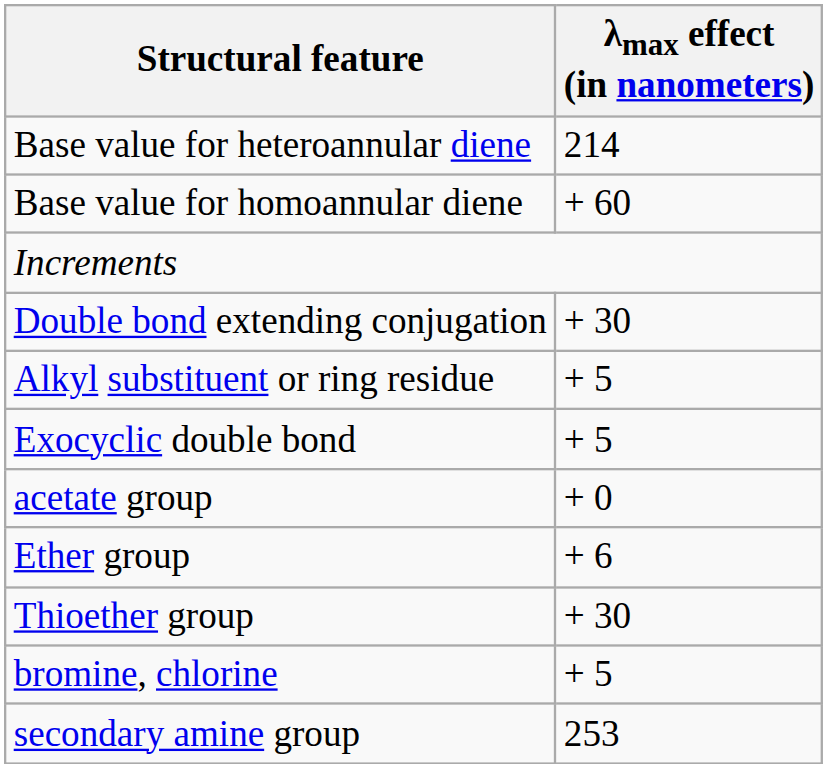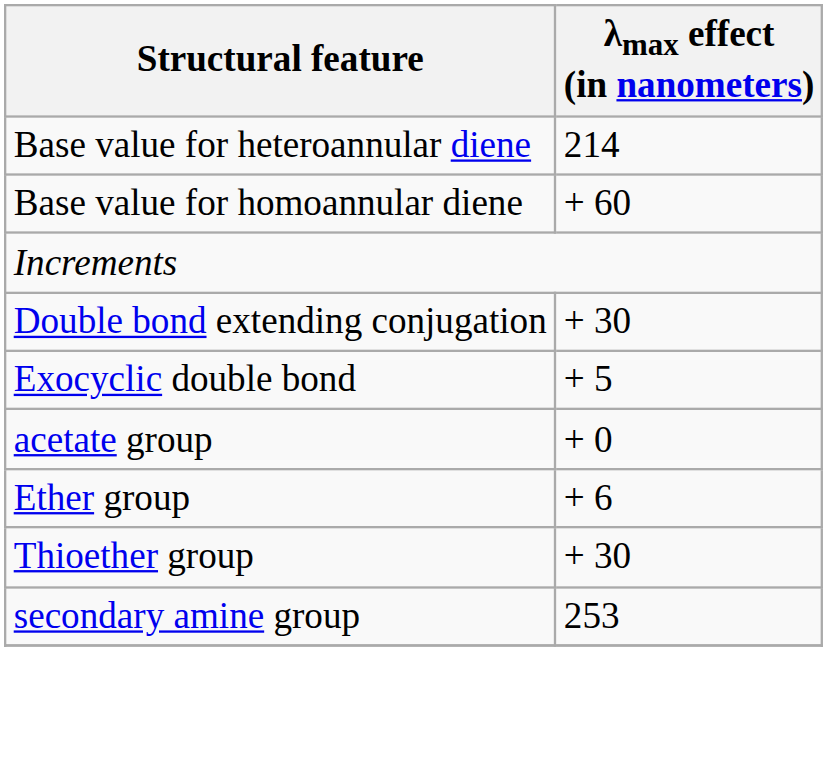- row: (254, 379)
- row: (146, 674)
